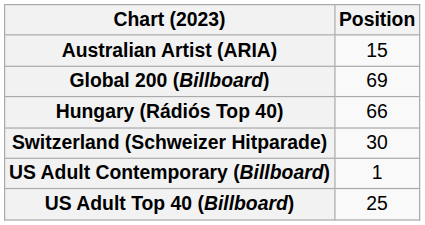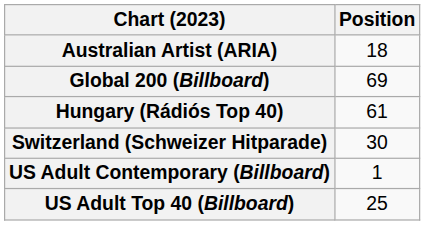(377, 50) 15 -> (377, 50) 18
(377, 111) 66 -> (377, 111) 61
